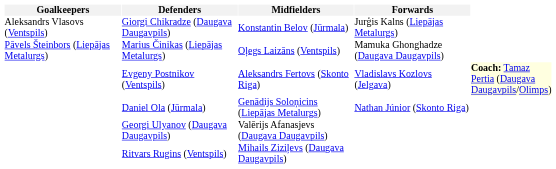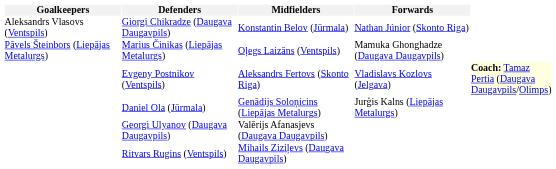(399, 27) Jurģis Kalns (Liepājas Metalurgs) -> (412, 27) Nathan Júnior (Skonto Riga)
(412, 107) Nathan Júnior (Skonto Riga) -> (399, 107) Jurģis Kalns (Liepājas Metalurgs)
